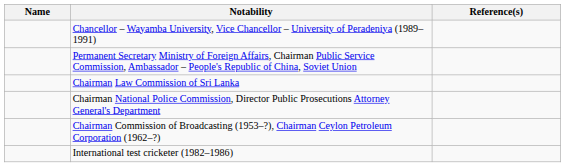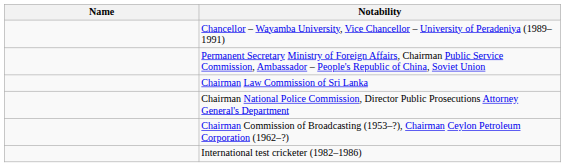- column: (496, 12)
